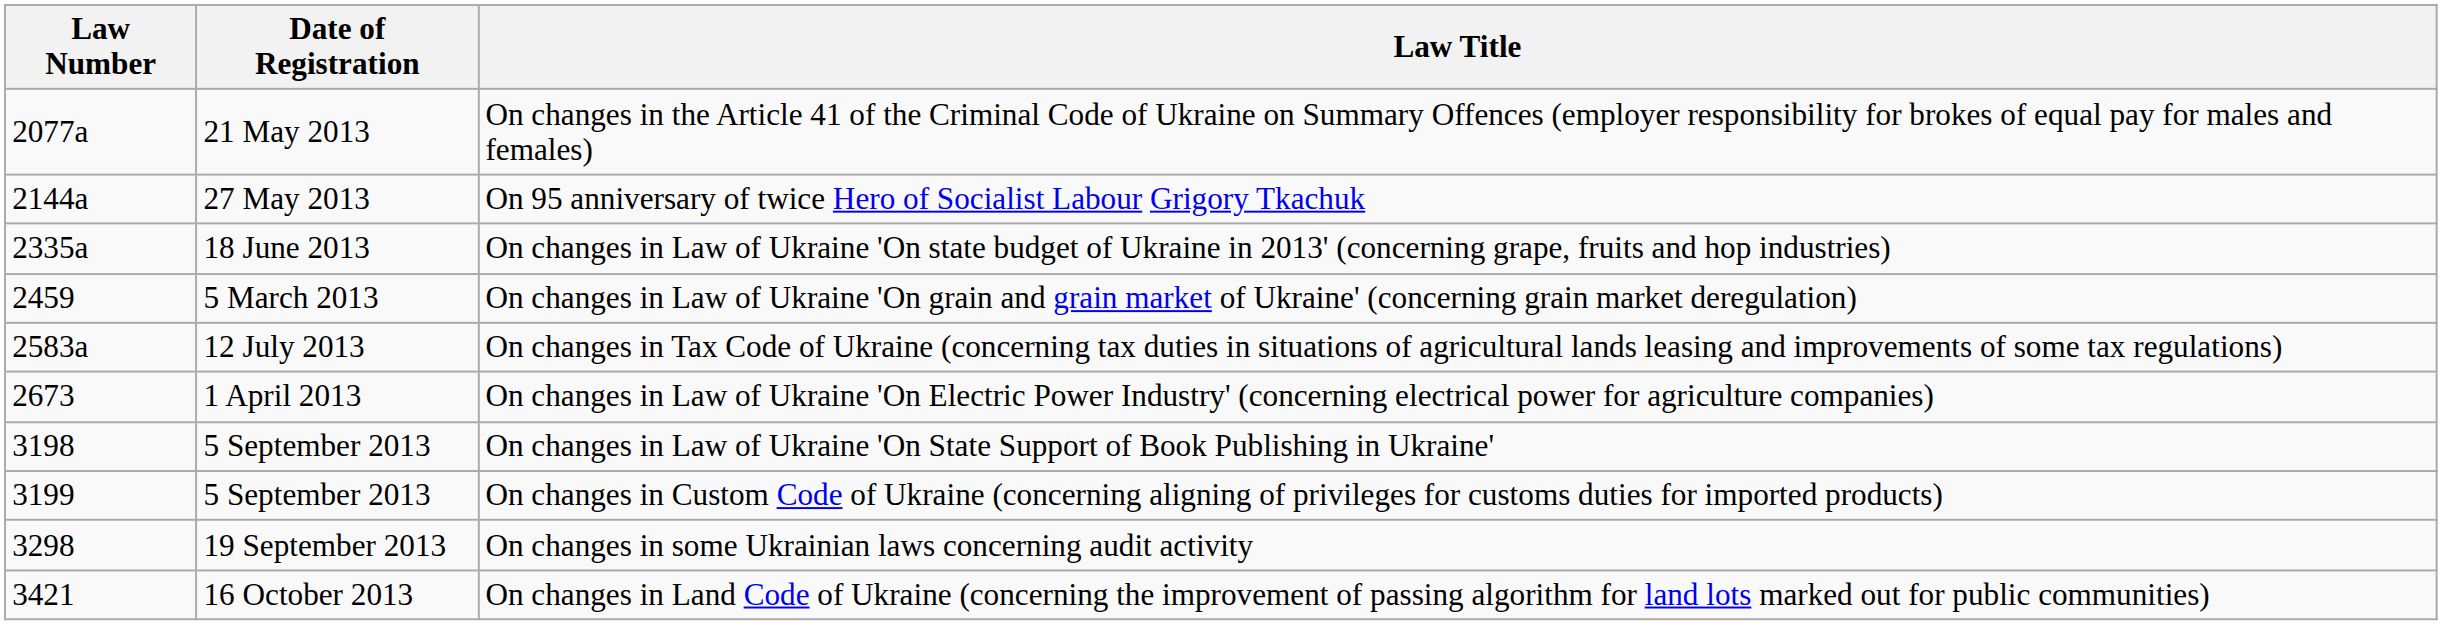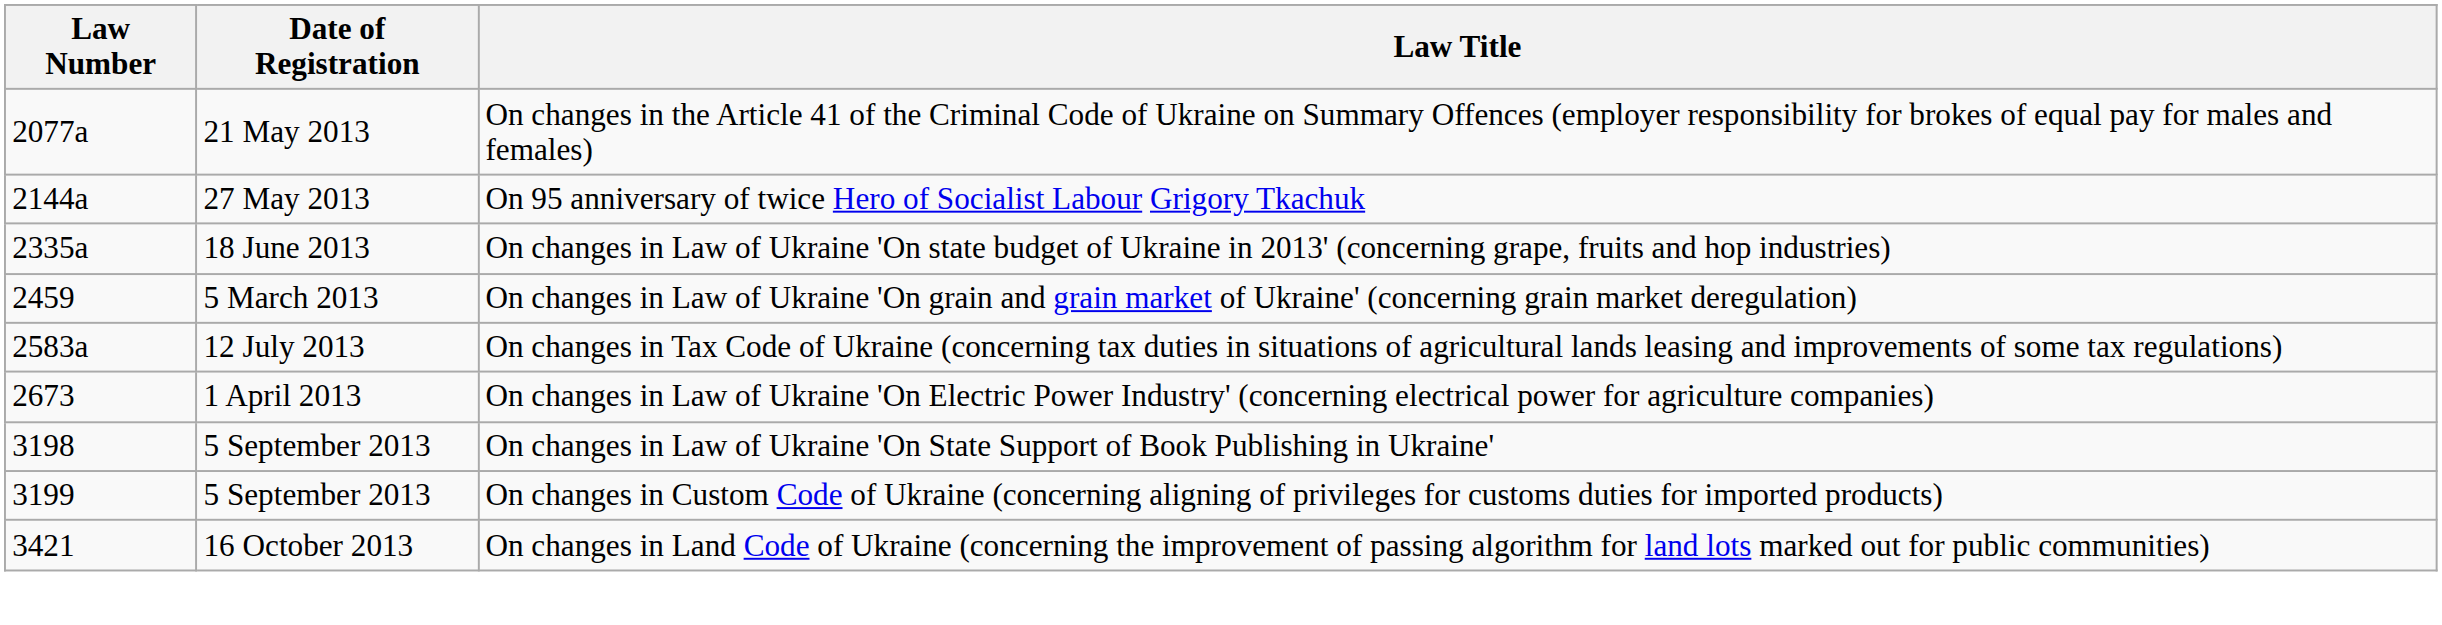- row: (869, 544)
